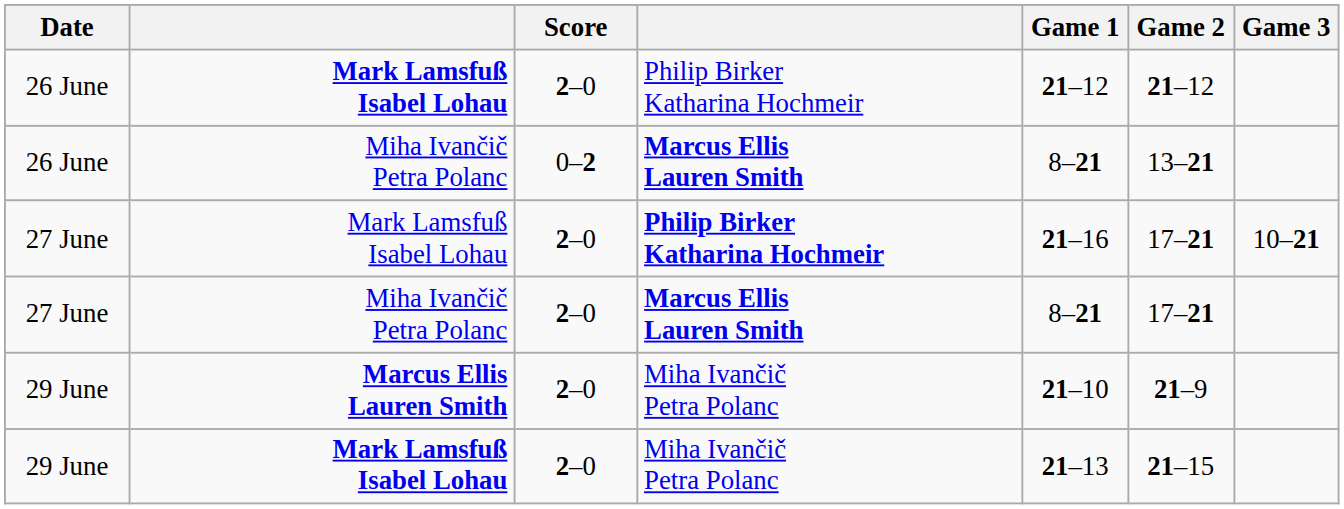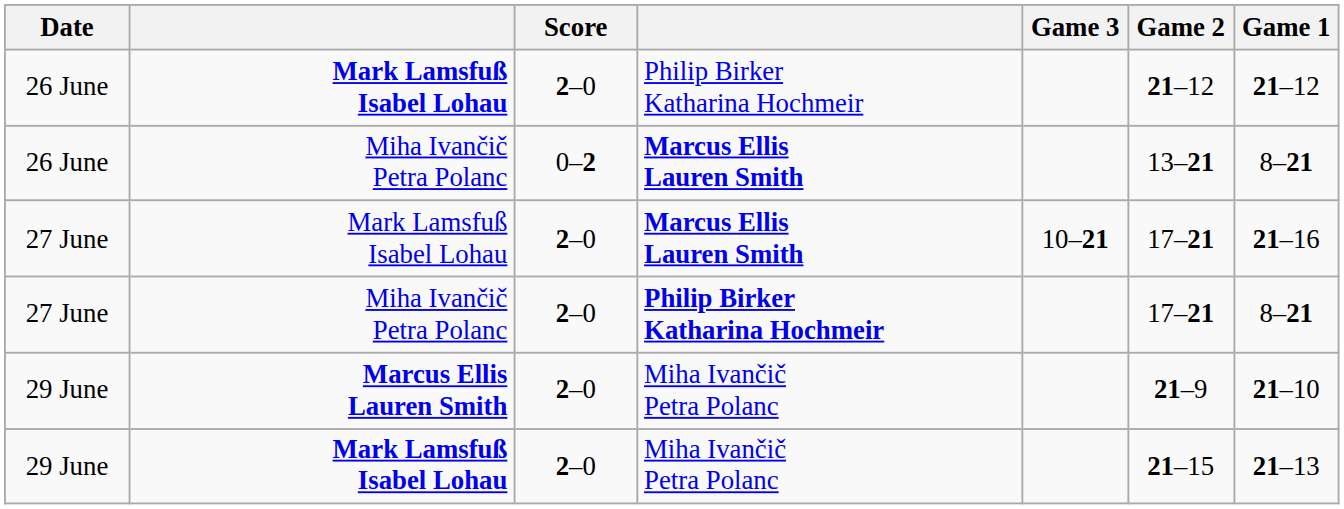columns swapped: (1075, 26) <-> (1286, 26)
(764, 238) Philip Birker Katharina Hochmeir -> (724, 238) Marcus Ellis Lauren Smith
(724, 314) Marcus Ellis Lauren Smith -> (764, 314) Philip Birker Katharina Hochmeir
